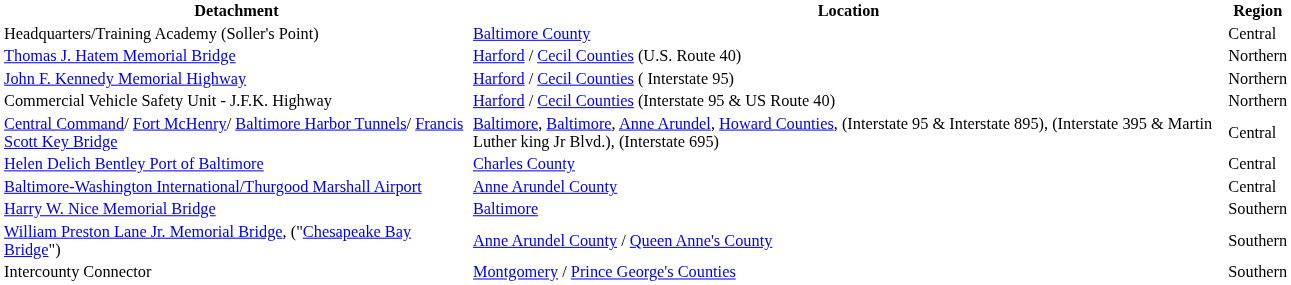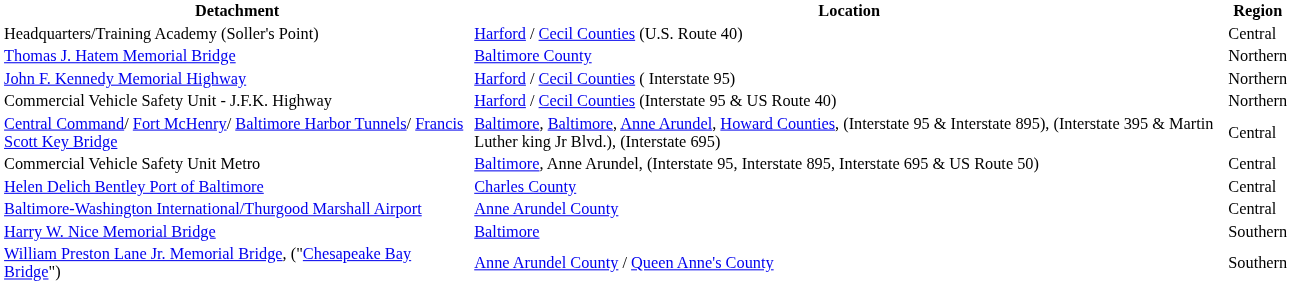(532, 33) Baltimore County -> (608, 33) Harford / Cecil Counties (U.S. Route 40)
(607, 56) Harford / Cecil Counties (U.S. Route 40) -> (533, 56) Baltimore County
+ row: (132, 164)
- row: (78, 272)
